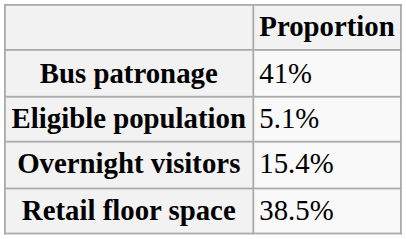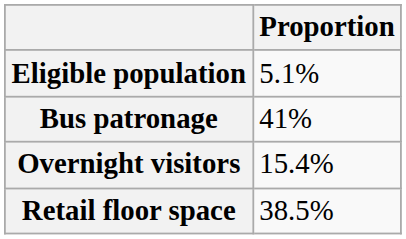rows swapped: (129, 118) <-> (129, 73)
